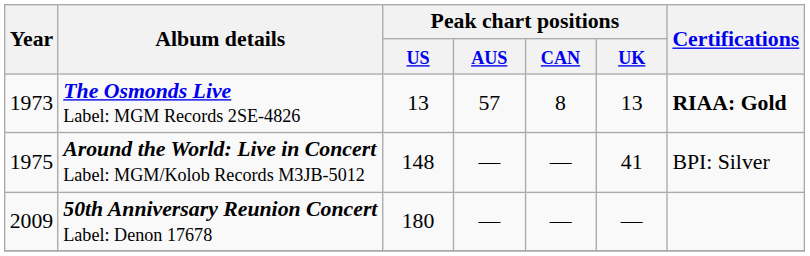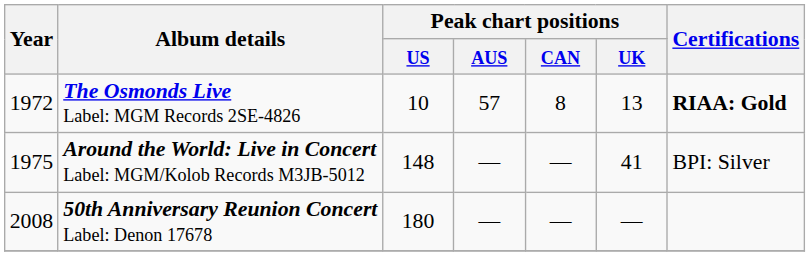(31, 103) 1973 -> (31, 103) 1972
(418, 103) 13 -> (418, 103) 10
(31, 220) 2009 -> (31, 220) 2008
